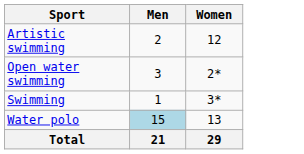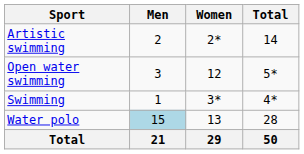+ column: (270, 14)
(214, 41) 12 -> (214, 41) 2*
(214, 74) 2* -> (214, 74) 12
